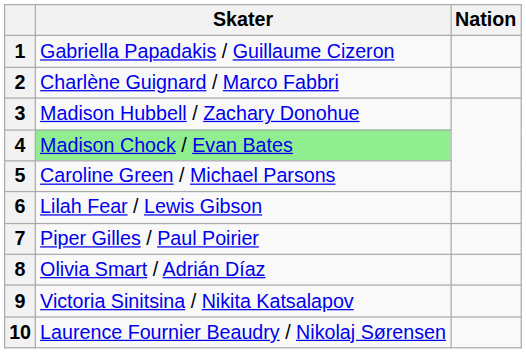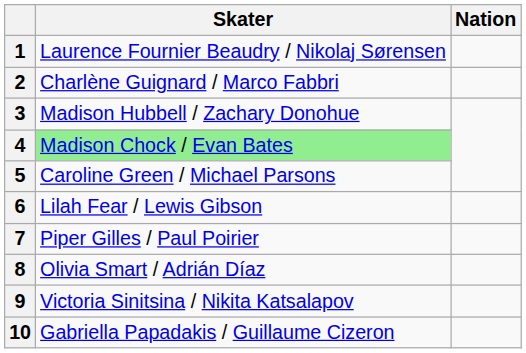(217, 51) Gabriella Papadakis / Guillaume Cizeron -> (243, 51) Laurence Fournier Beaudry / Nikolaj Sørensen
(243, 332) Laurence Fournier Beaudry / Nikolaj Sørensen -> (217, 332) Gabriella Papadakis / Guillaume Cizeron
